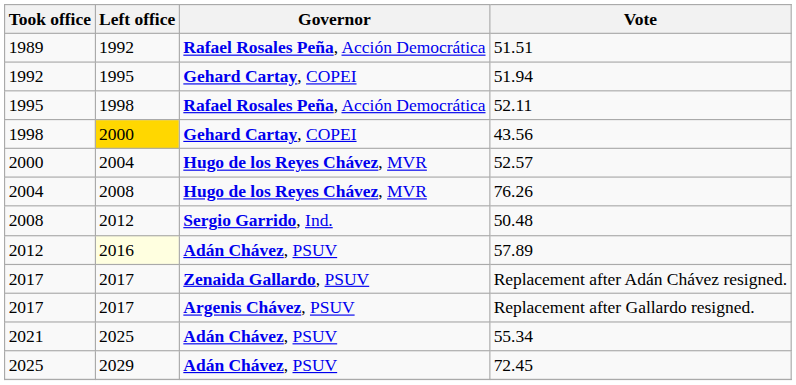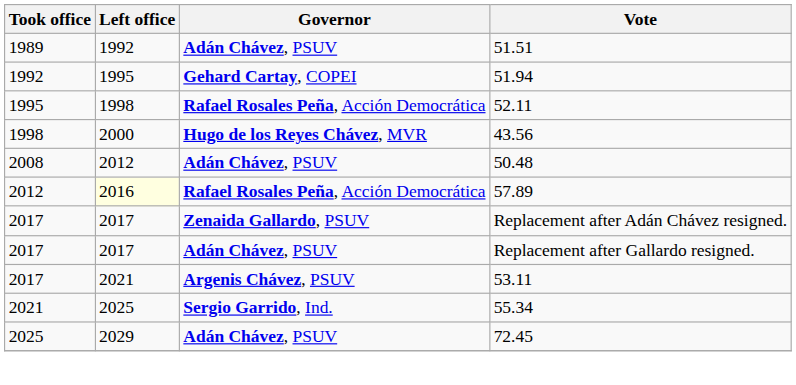(334, 47) Rafael Rosales Peña, Acción Democrática -> (260, 47) Adán Chávez, PSUV
(117, 134) gold background -> (117, 134) no background
(270, 134) Gehard Cartay, COPEI -> (305, 134) Hugo de los Reyes Chávez, MVR
- row: (513, 163)
- row: (513, 192)
(258, 220) Sergio Garrido, Ind. -> (260, 163) Adán Chávez, PSUV
(260, 249) Adán Chávez, PSUV -> (334, 192) Rafael Rosales Peña, Acción Democrática
(269, 307) Argenis Chávez, PSUV -> (260, 249) Adán Chávez, PSUV
+ row: (513, 278)
(260, 336) Adán Chávez, PSUV -> (258, 307) Sergio Garrido, Ind.
